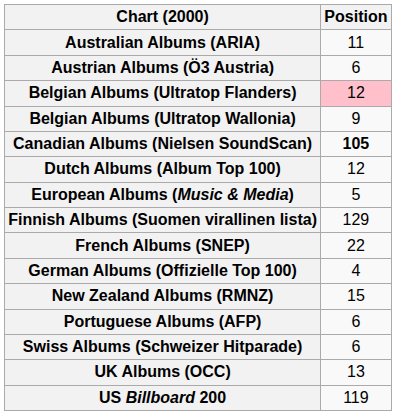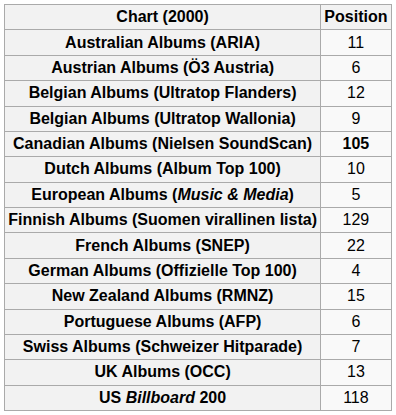(356, 93) pink background -> (356, 93) no background
(356, 169) 12 -> (356, 169) 10
(356, 347) 6 -> (356, 347) 7
(356, 397) 119 -> (356, 397) 118
